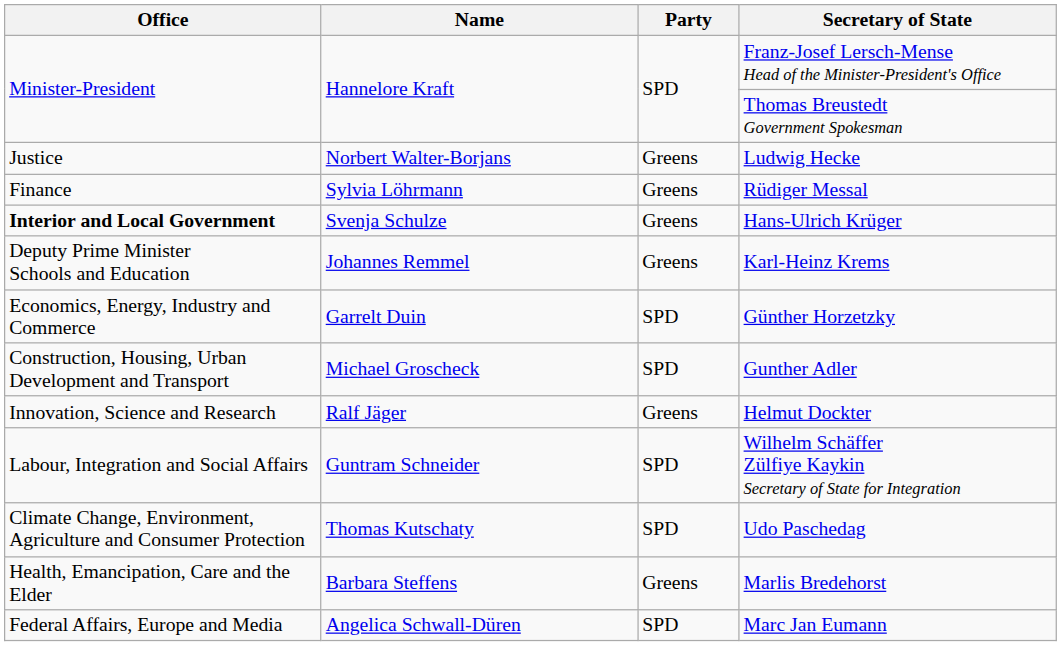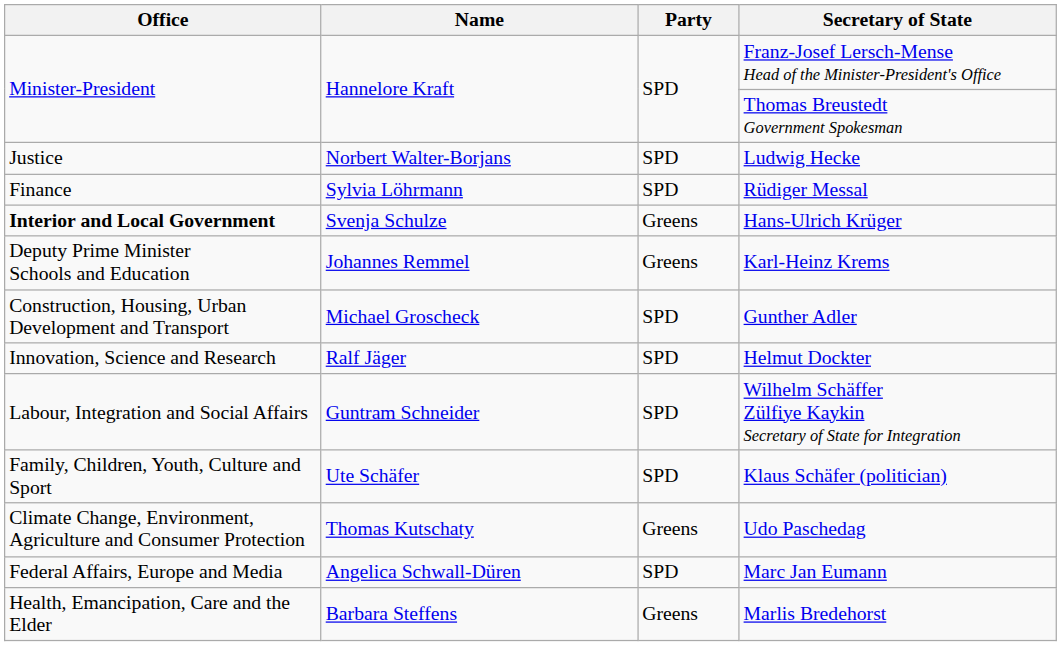(670, 158) Greens -> (660, 158) SPD
(670, 189) Greens -> (660, 189) SPD
- row: (819, 316)
(670, 411) Greens -> (660, 358) SPD
+ row: (845, 476)
(660, 529) SPD -> (670, 529) Greens
rows swapped: (815, 582) <-> (815, 625)
